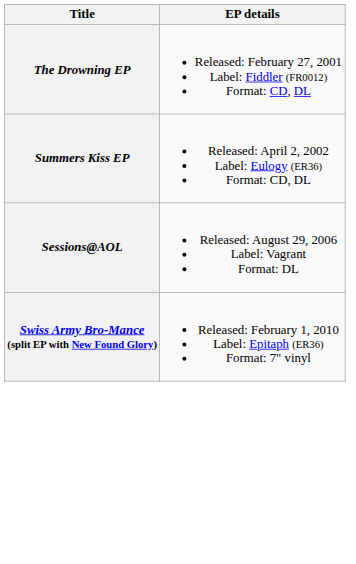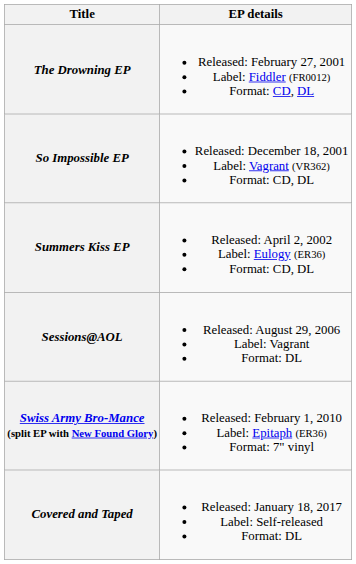+ row: (82, 158)
+ row: (82, 514)
